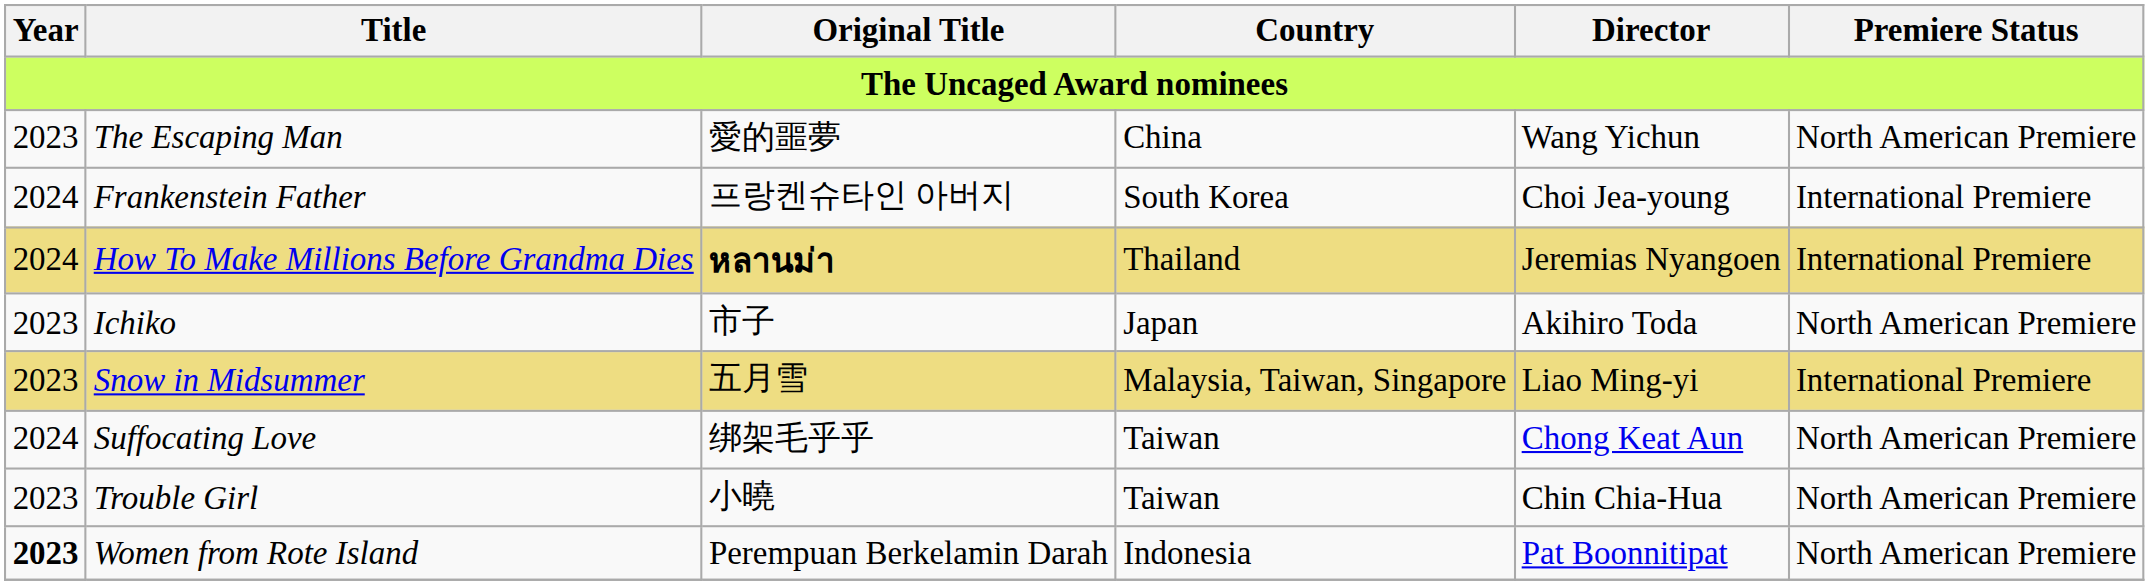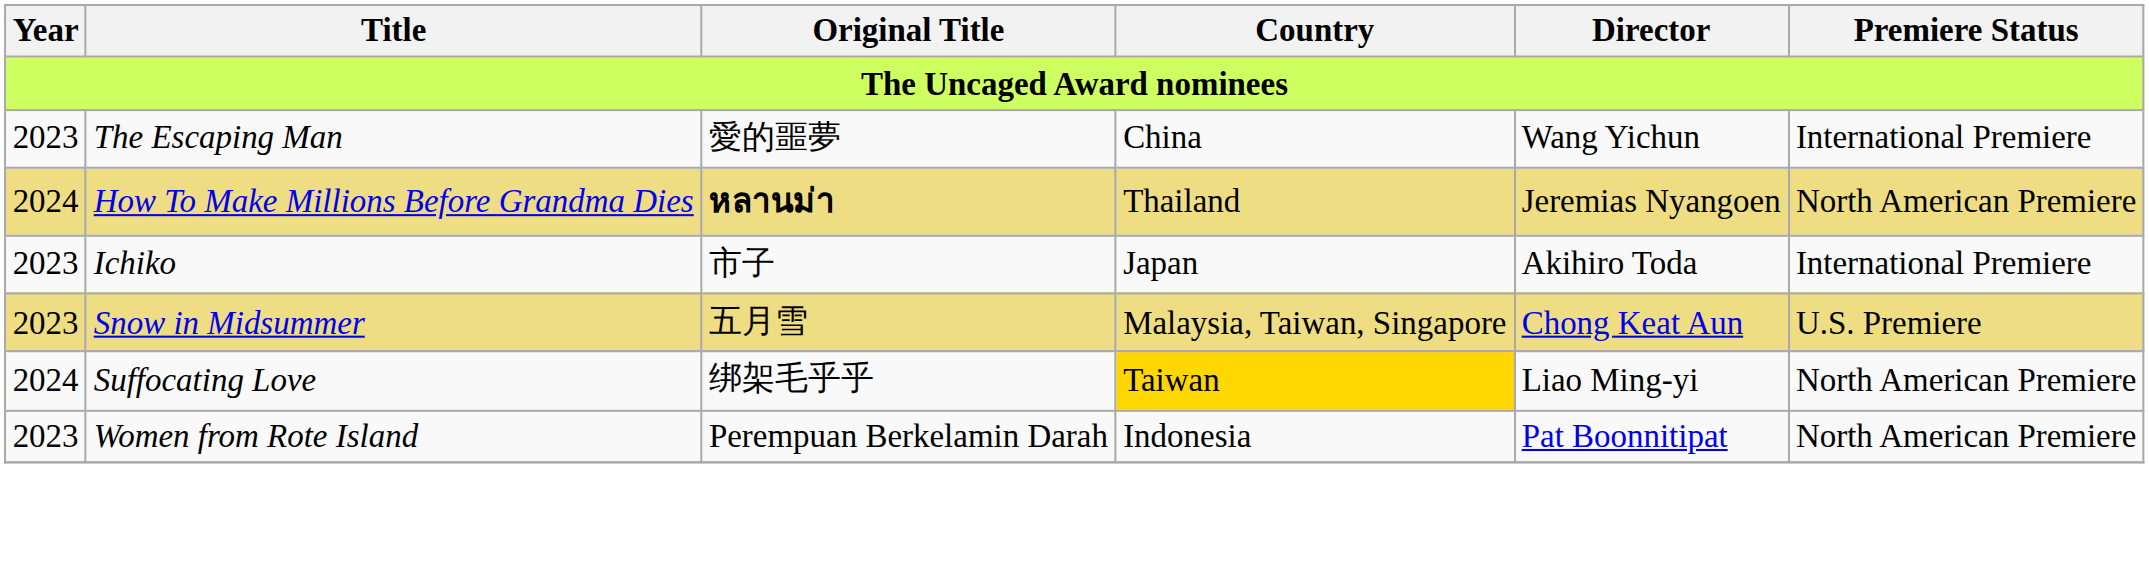(1966, 138) North American Premiere -> (1944, 138) International Premiere
- row: (230, 196)
(1944, 259) International Premiere -> (1966, 200) North American Premiere
(1966, 321) North American Premiere -> (1944, 263) International Premiere
(1610, 380) Liao Ming-yi -> (1632, 321) Chong Keat Aun
(1944, 380) International Premiere -> (1889, 321) U.S. Premiere
(1171, 438) no background -> (1171, 380) gold background
(1632, 438) Chong Keat Aun -> (1610, 380) Liao Ming-yi
- row: (176, 497)
(46, 552) bold -> (46, 435) normal
